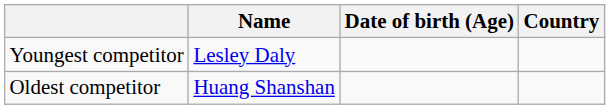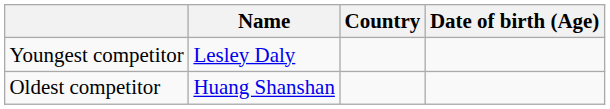columns swapped: (561, 21) <-> (429, 21)
